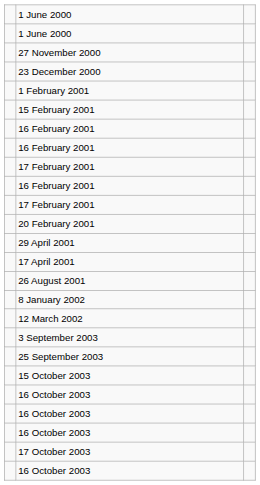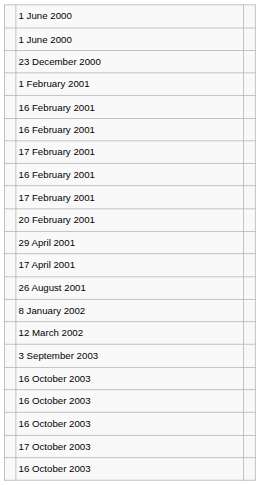- row: (10, 53)
- row: (10, 110)
- row: (10, 357)
- row: (10, 376)
